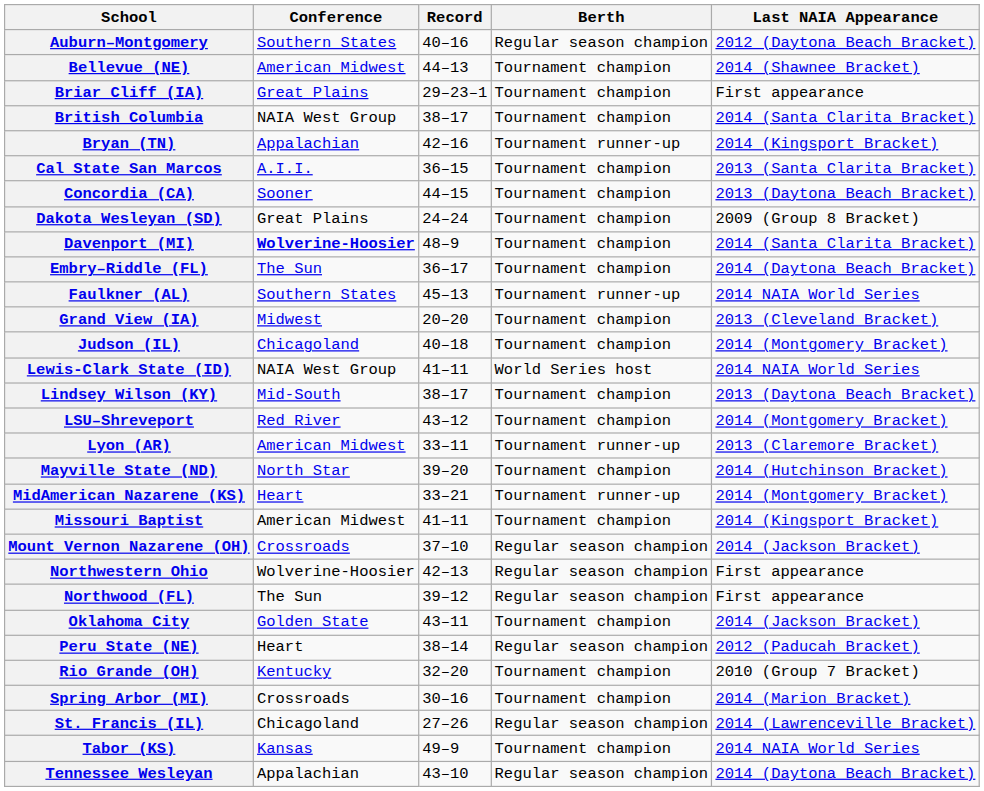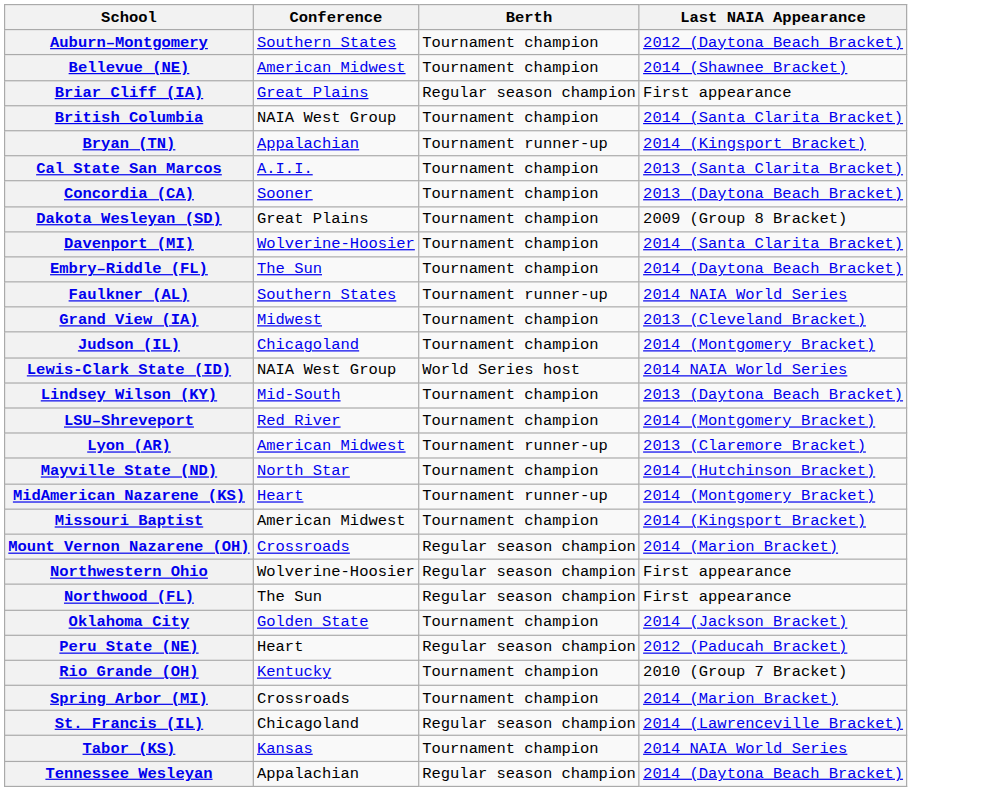- column: (455, 17)
(601, 42) Regular season champion -> (510, 42) Tournament champion
(583, 93) Tournament champion -> (529, 93) Regular season champion
(336, 244) bold -> (336, 244) normal
(818, 547) 2014 (Jackson Bracket) -> (741, 547) 2014 (Marion Bracket)
